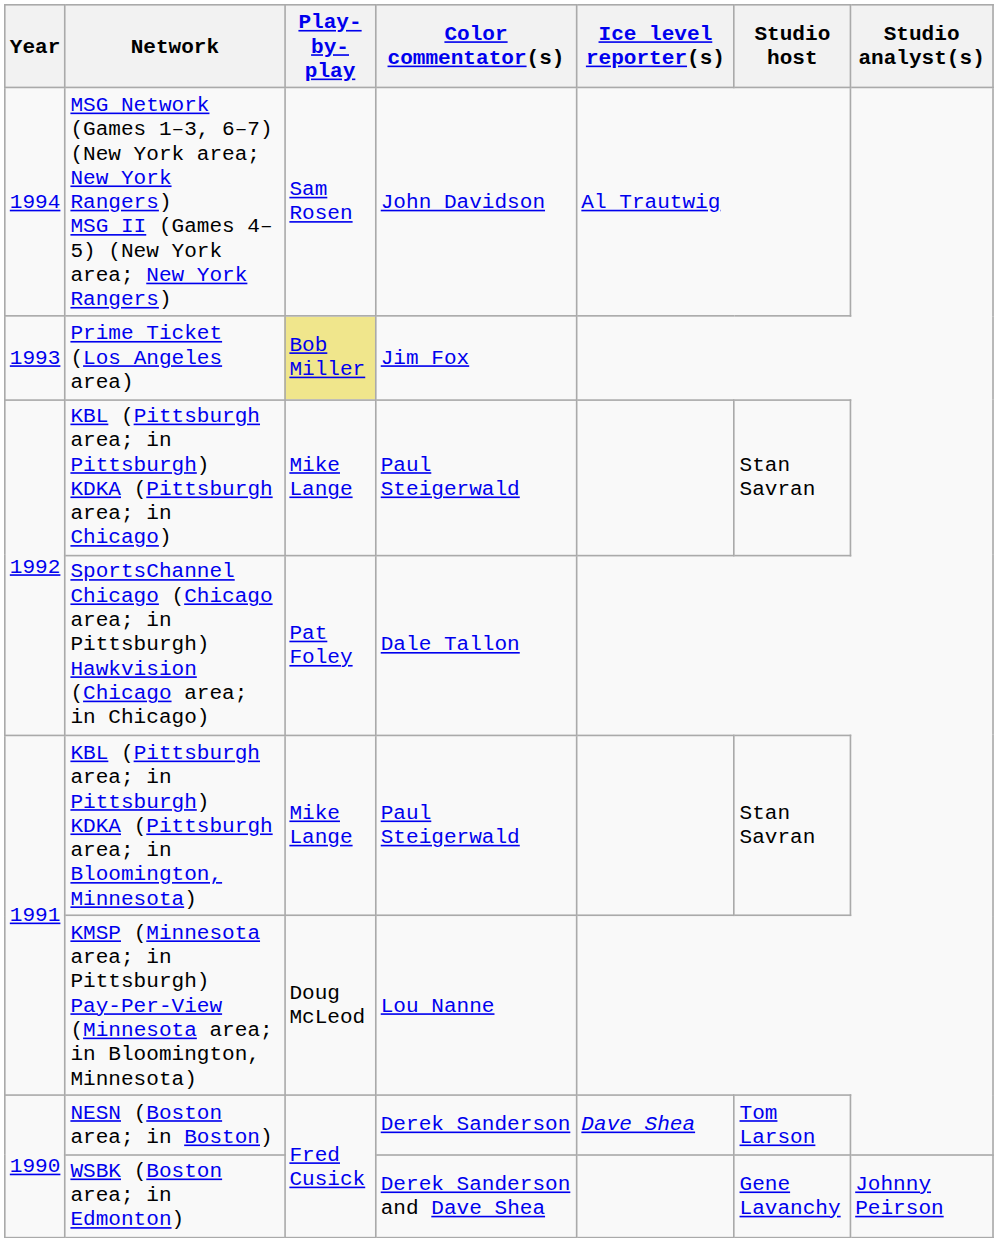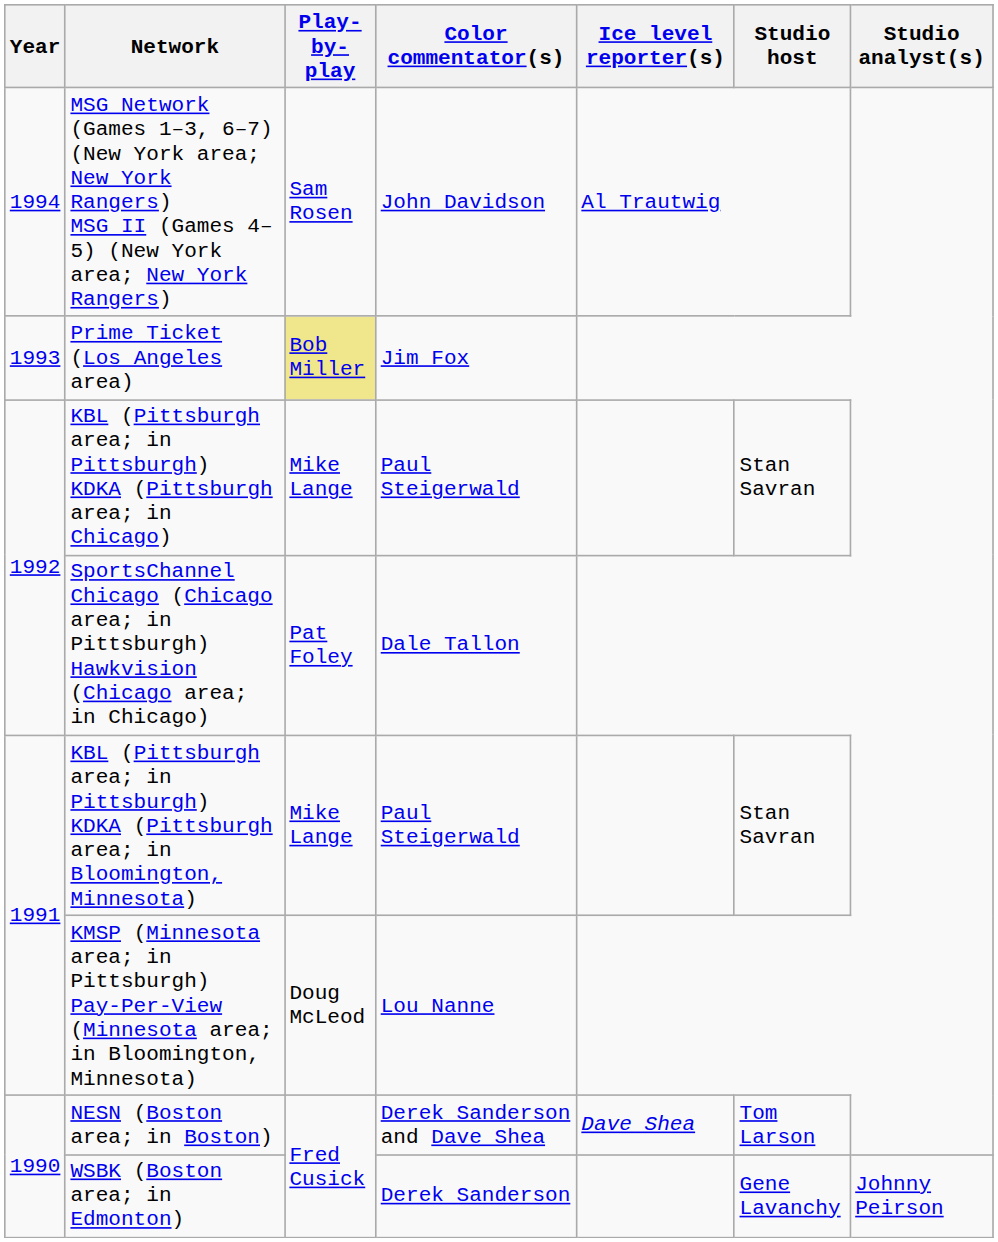(476, 1125) Derek Sanderson -> (476, 1125) Derek Sanderson and Dave Shea
(476, 1196) Derek Sanderson and Dave Shea -> (476, 1196) Derek Sanderson
